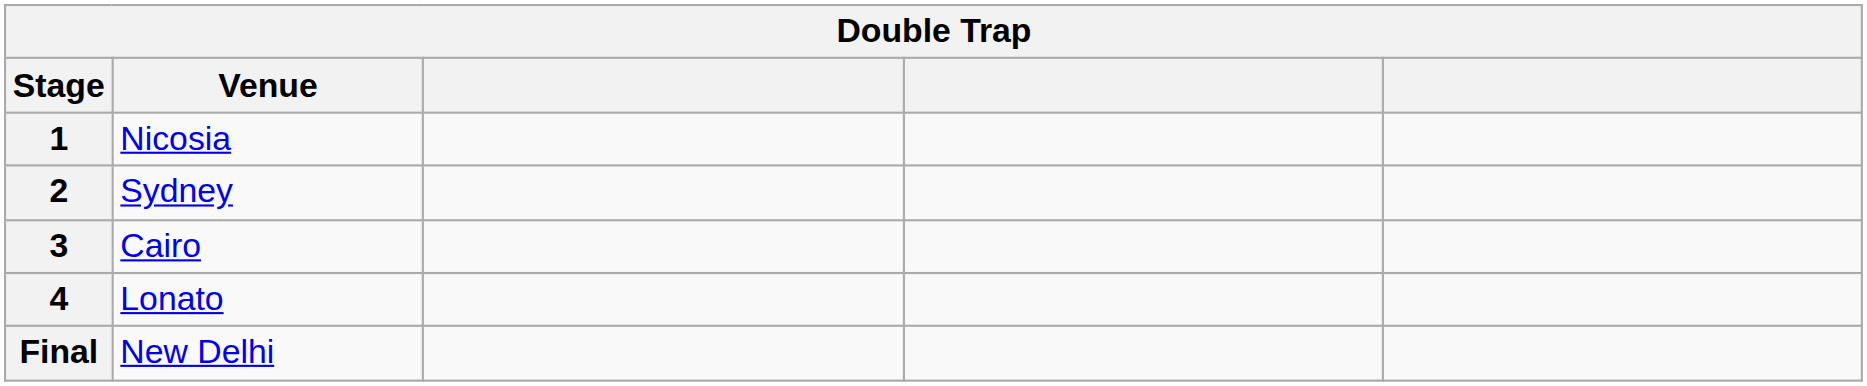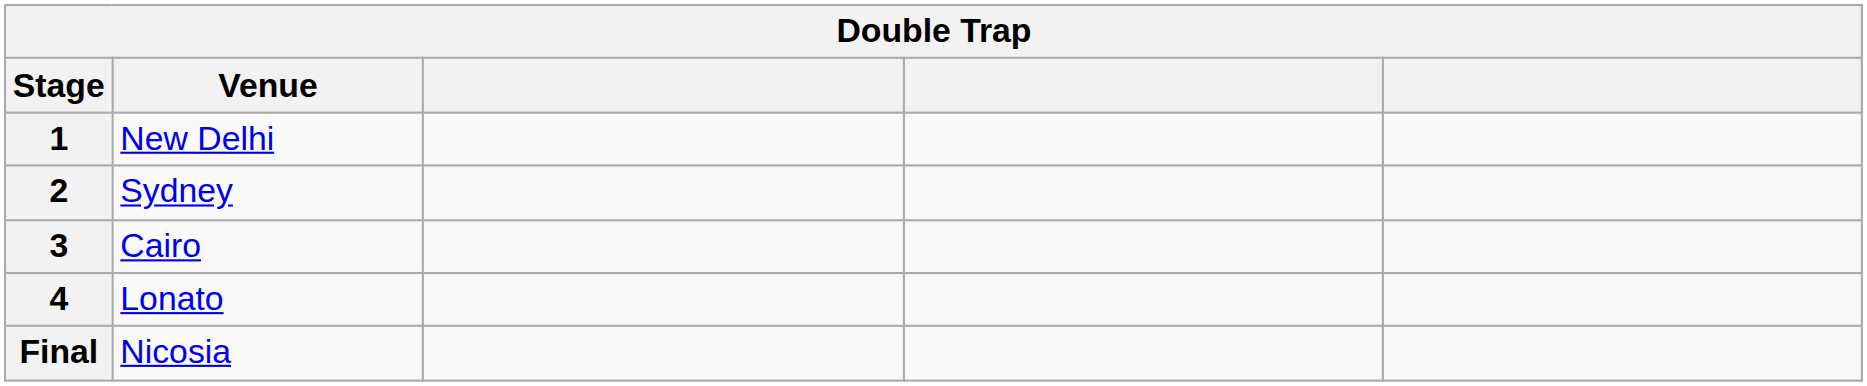(176, 138) Nicosia -> (197, 138) New Delhi
(197, 352) New Delhi -> (176, 352) Nicosia
